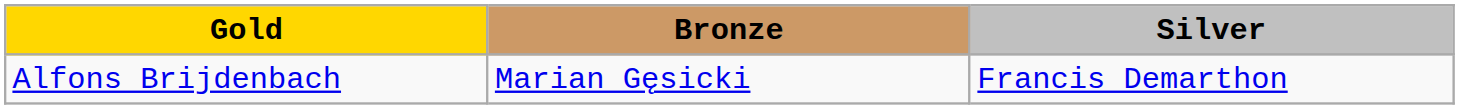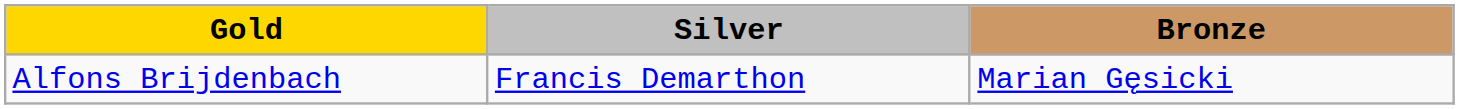columns swapped: (1211, 30) <-> (729, 30)
